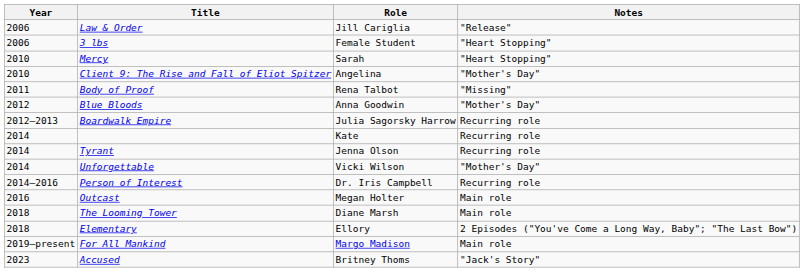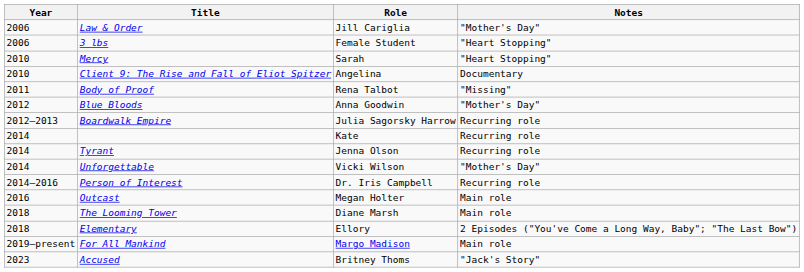(486, 28) "Release" -> (500, 28) "Mother's Day"
(500, 74) "Mother's Day" -> (492, 74) Documentary
